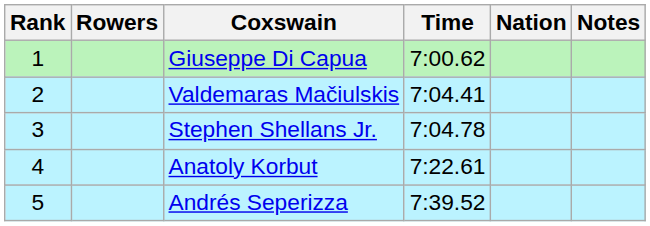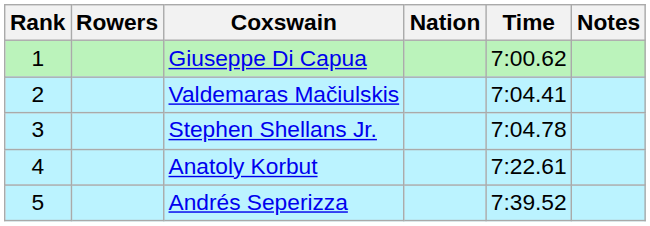columns swapped: (531, 22) <-> (448, 22)
